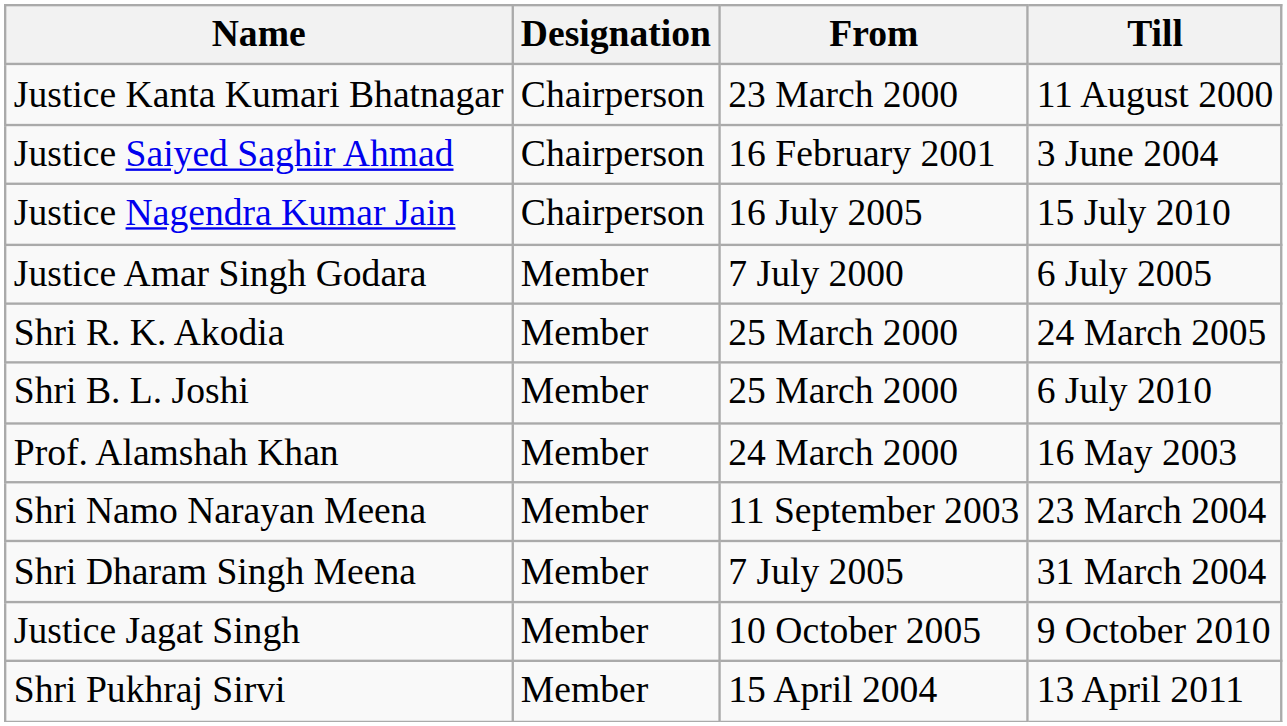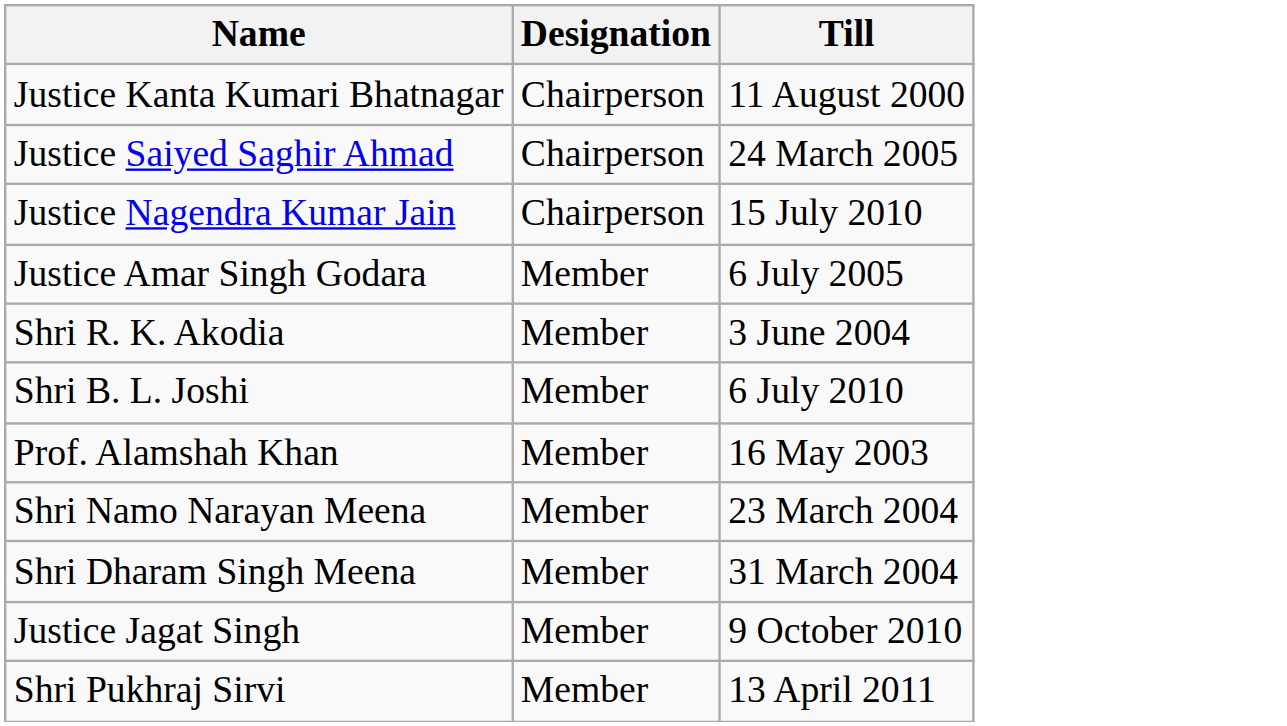- column: (874, 34)
(1128, 153) 3 June 2004 -> (843, 153) 24 March 2005
(1152, 332) 24 March 2005 -> (819, 332) 3 June 2004
